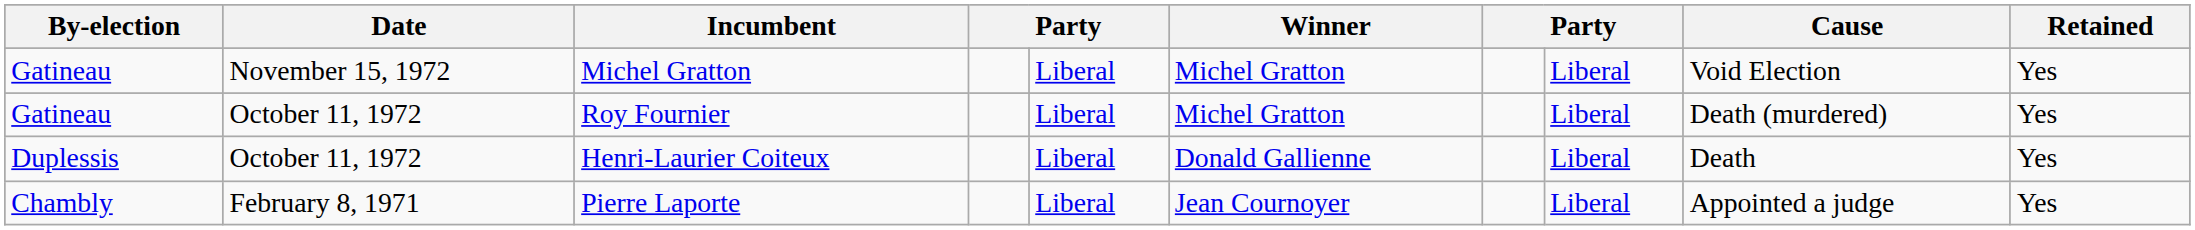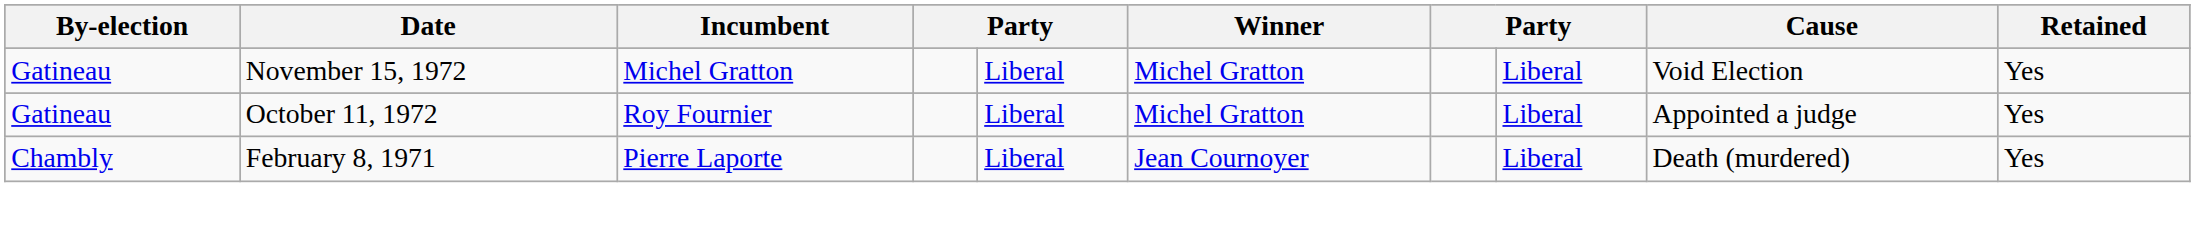(1789, 114) Death (murdered) -> (1755, 114) Appointed a judge
- row: (705, 158)
(1792, 202) Appointed a judge -> (1751, 158) Death (murdered)
